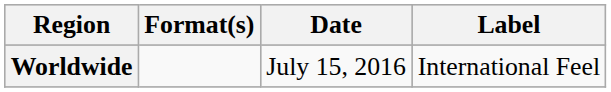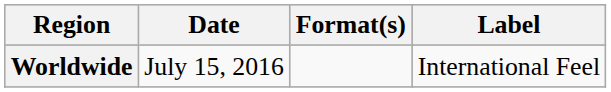columns swapped: (336, 24) <-> (199, 24)
